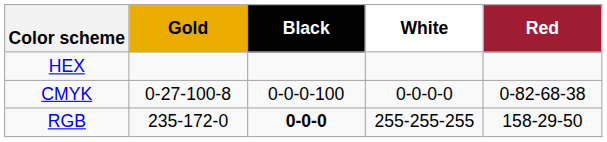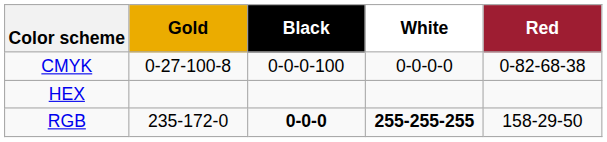rows swapped: (67, 94) <-> (67, 66)
(424, 121) normal -> (424, 121) bold
